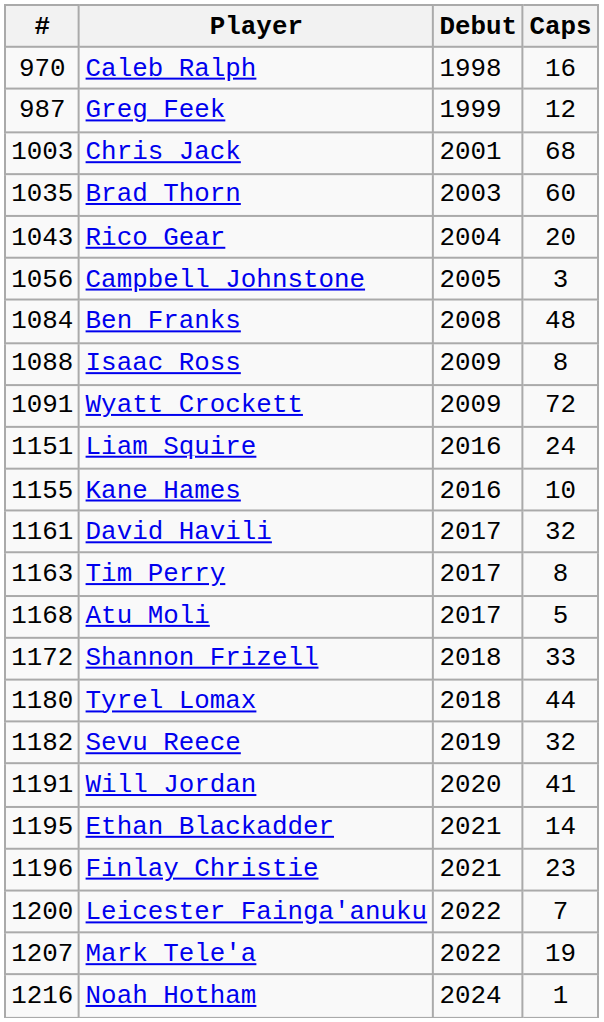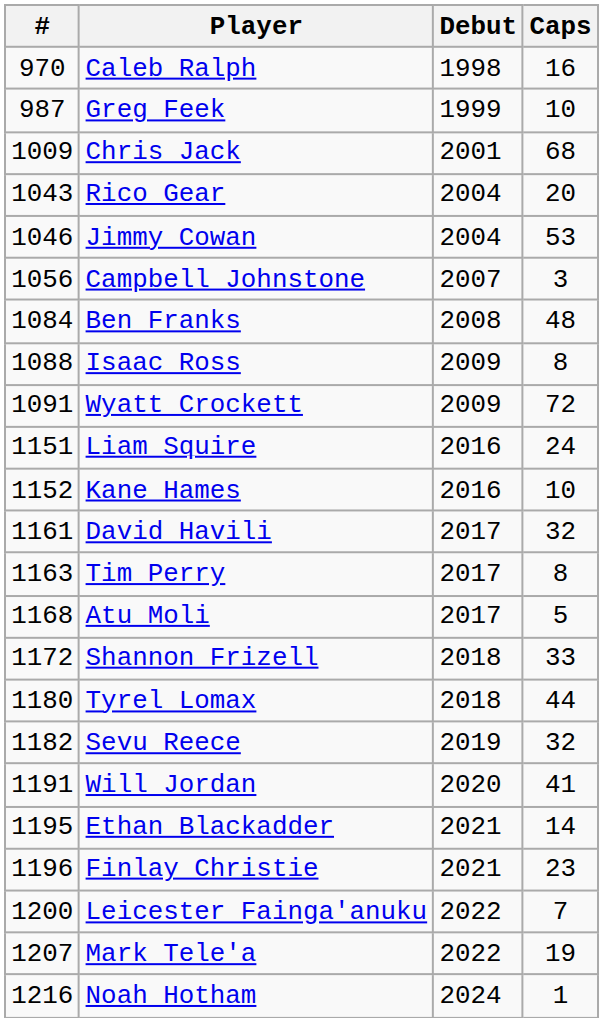(560, 110) 12 -> (560, 110) 10
(42, 153) 1003 -> (42, 153) 1009
- row: (163, 195)
+ row: (171, 237)
(471, 279) 2005 -> (471, 279) 2007
(42, 490) 1155 -> (42, 490) 1152
